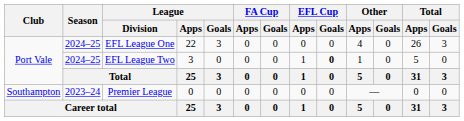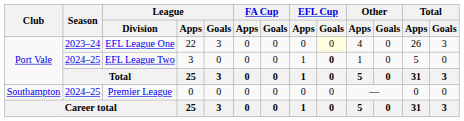(83, 44) 2024–25 -> (83, 44) 2023–24
(332, 44) no background -> (332, 44) lightyellow background
(83, 92) 2023–24 -> (83, 92) 2024–25
